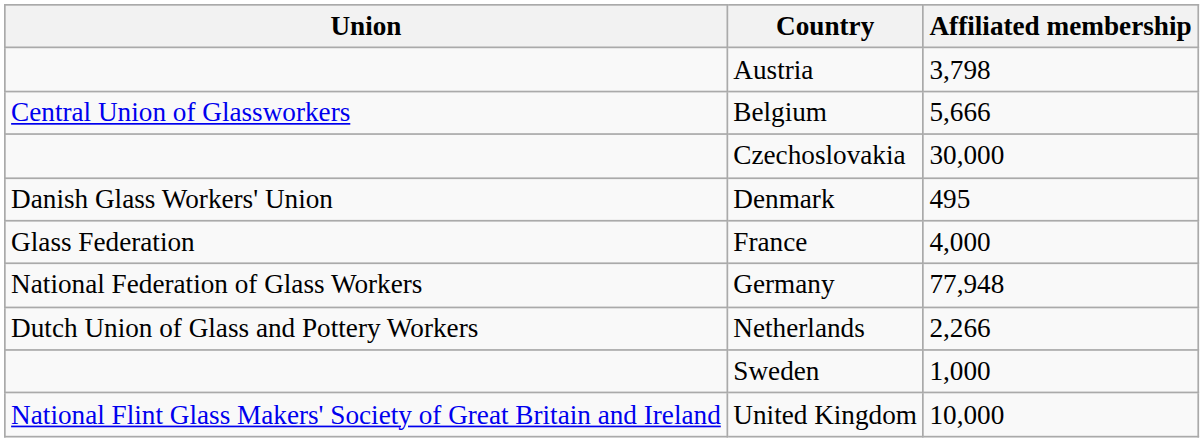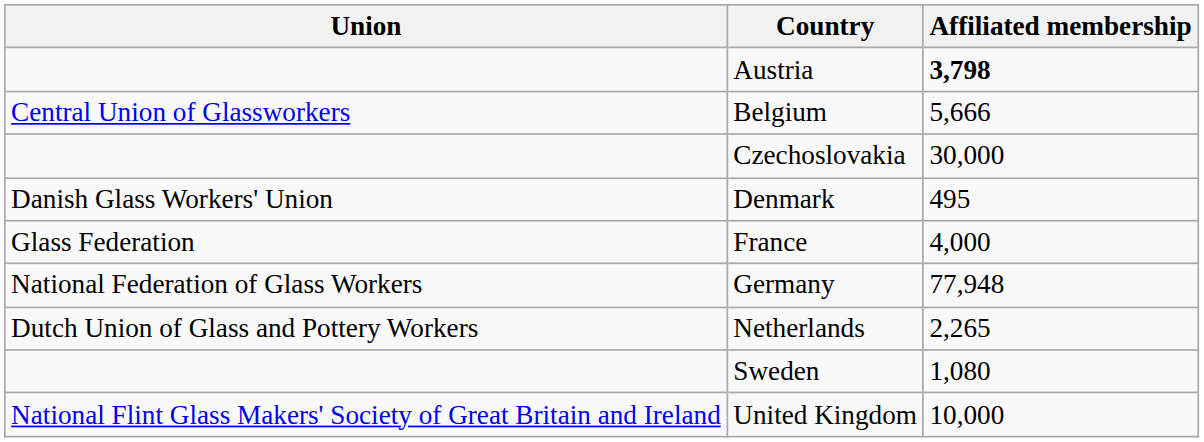(960, 69) normal -> (960, 69) bold
(960, 328) 2,266 -> (960, 328) 2,265
(960, 371) 1,000 -> (960, 371) 1,080
